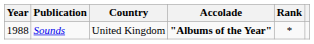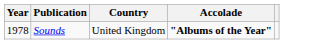- column: (289, 13)
(18, 30) 1988 -> (18, 30) 1978
